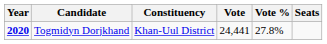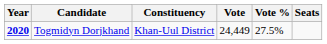(235, 30) 24,441 -> (235, 30) 24,449
(269, 30) 27.8% -> (269, 30) 27.5%
